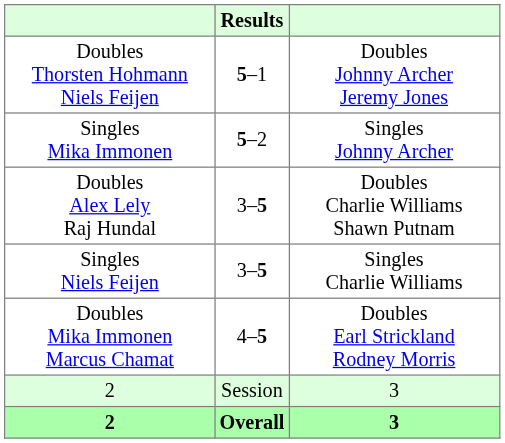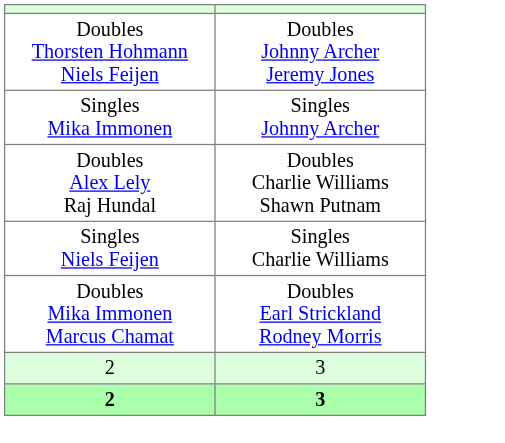- column: (252, 20)
